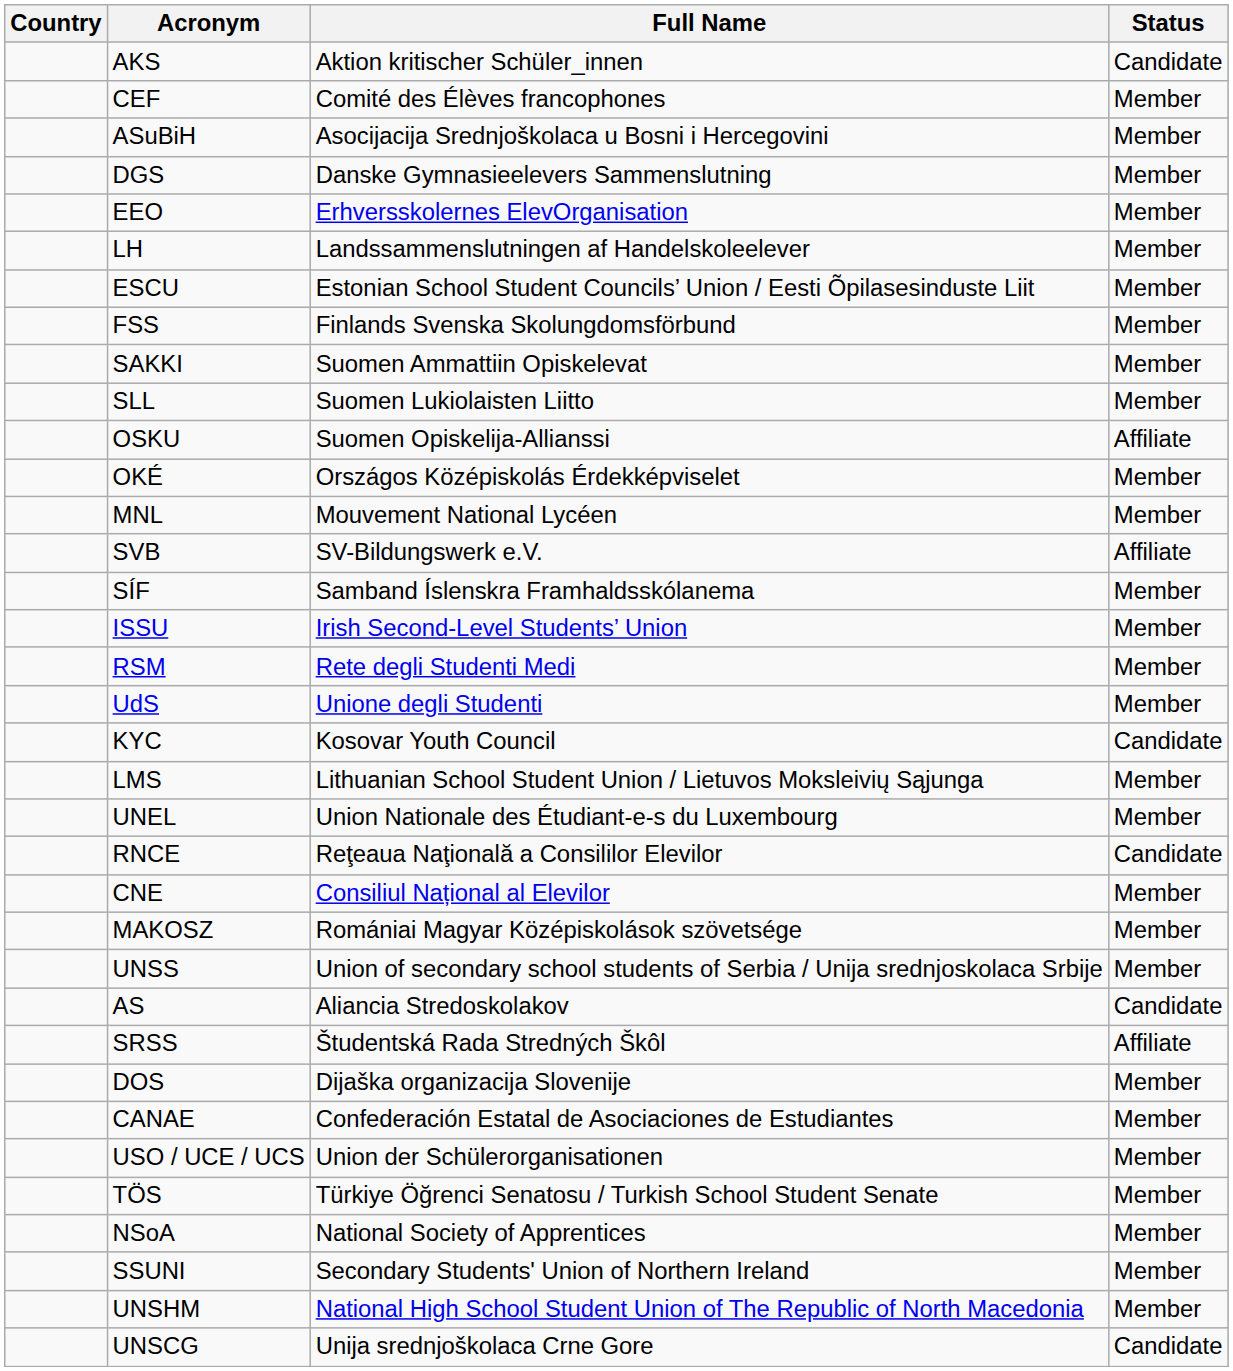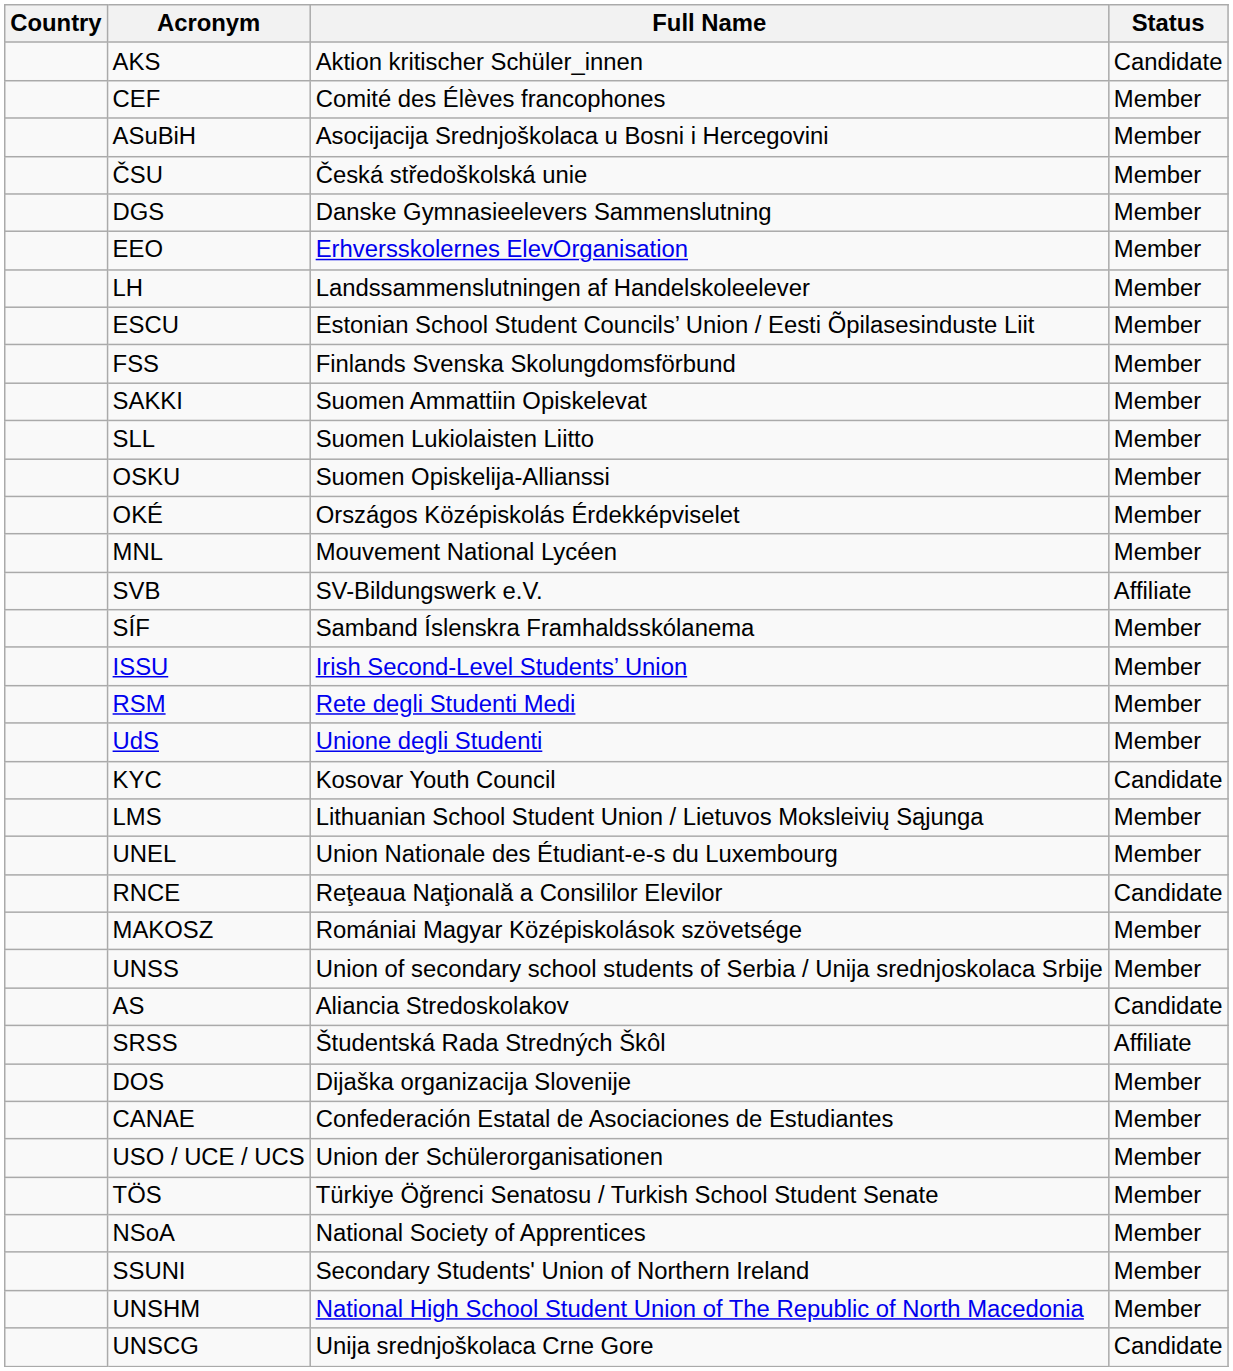+ row: (138, 174)
(1153, 439) Affiliate -> (1158, 477) Member
- row: (138, 893)
